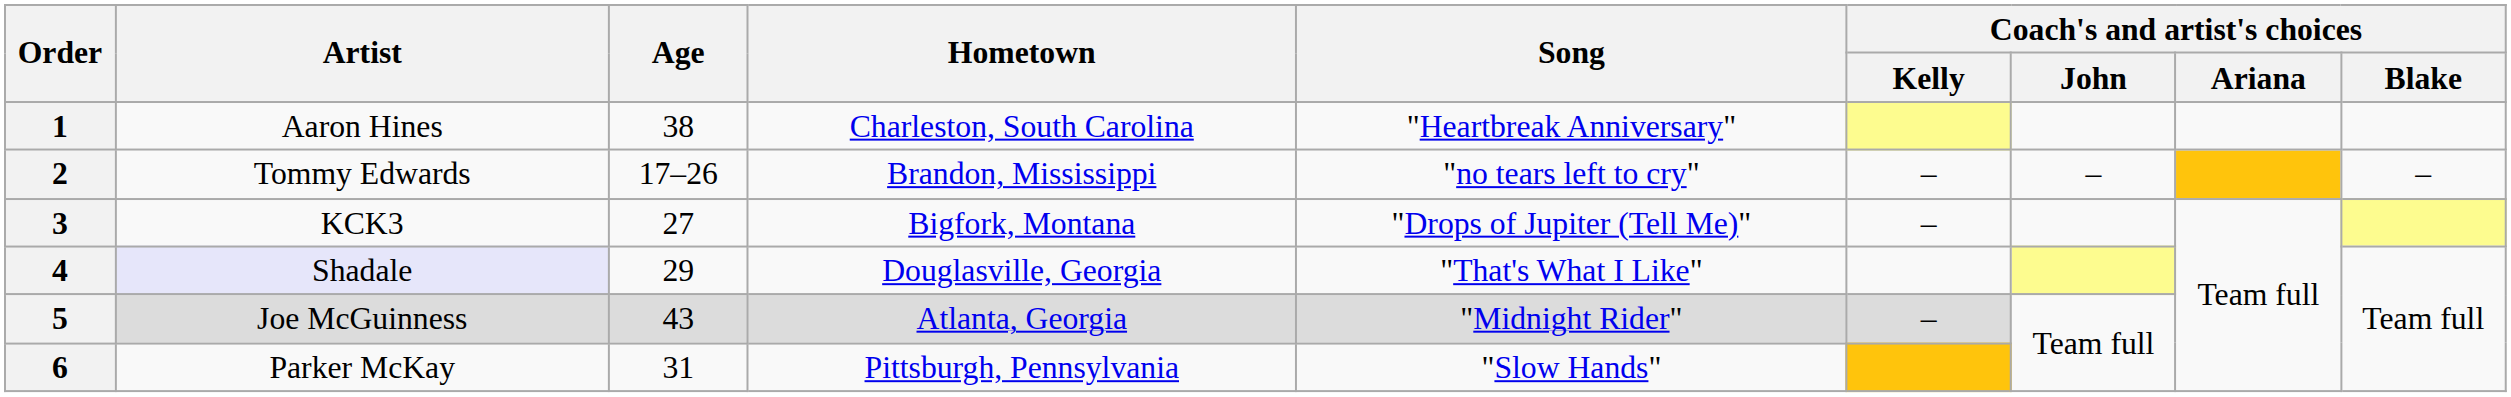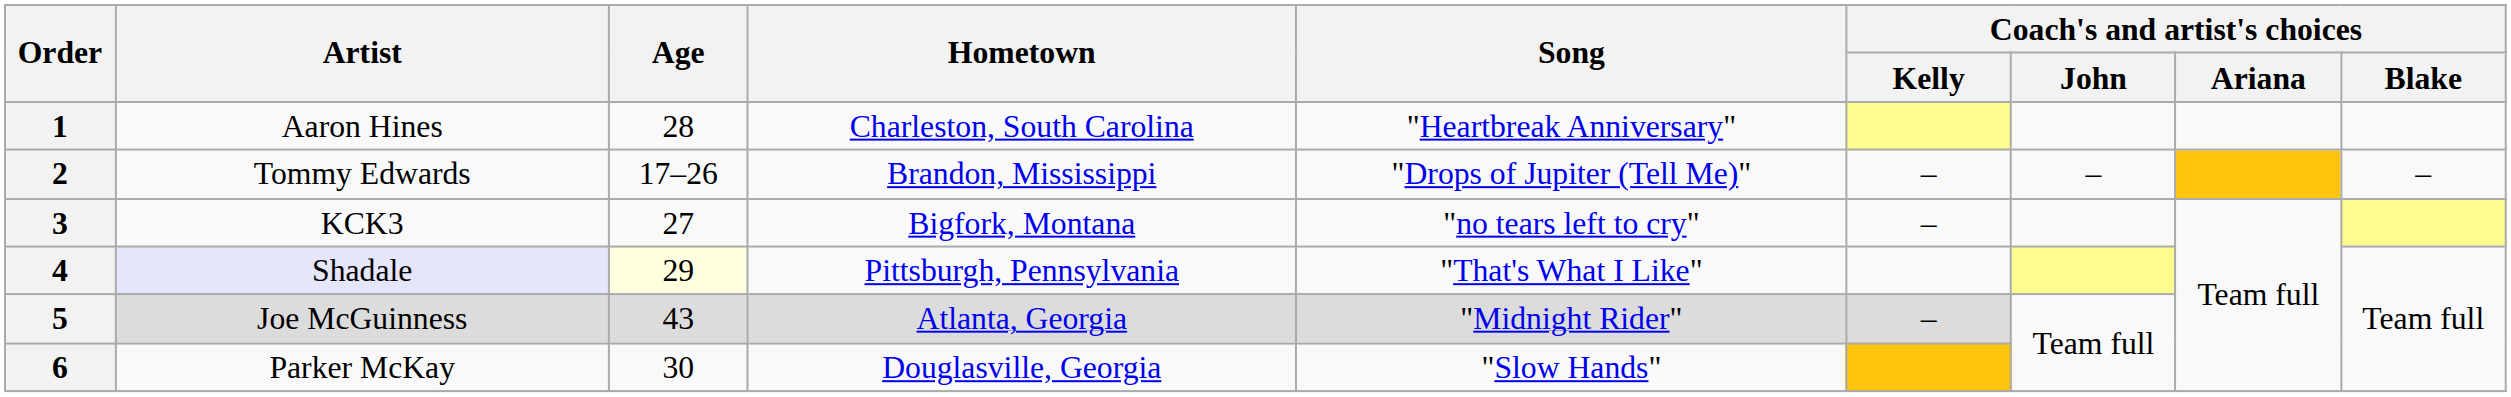(678, 126) 38 -> (678, 126) 28
(1571, 174) "no tears left to cry" -> (1571, 174) "Drops of Jupiter (Tell Me)"
(1571, 222) "Drops of Jupiter (Tell Me)" -> (1571, 222) "no tears left to cry"
(678, 270) no background -> (678, 270) lightyellow background
(1022, 270) Douglasville, Georgia -> (1022, 270) Pittsburgh, Pennsylvania
(678, 367) 31 -> (678, 367) 30
(1022, 367) Pittsburgh, Pennsylvania -> (1022, 367) Douglasville, Georgia
